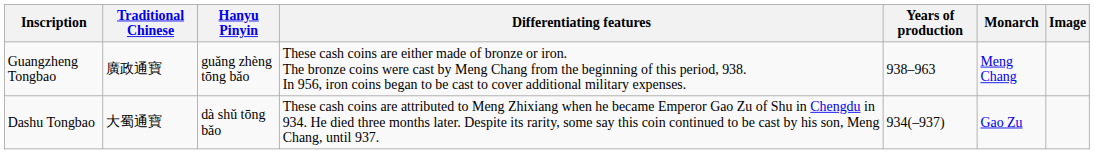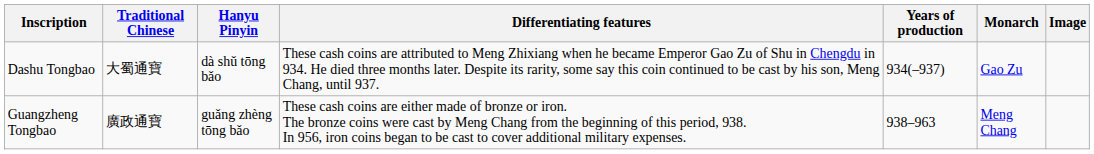rows swapped: (51, 122) <-> (43, 68)
